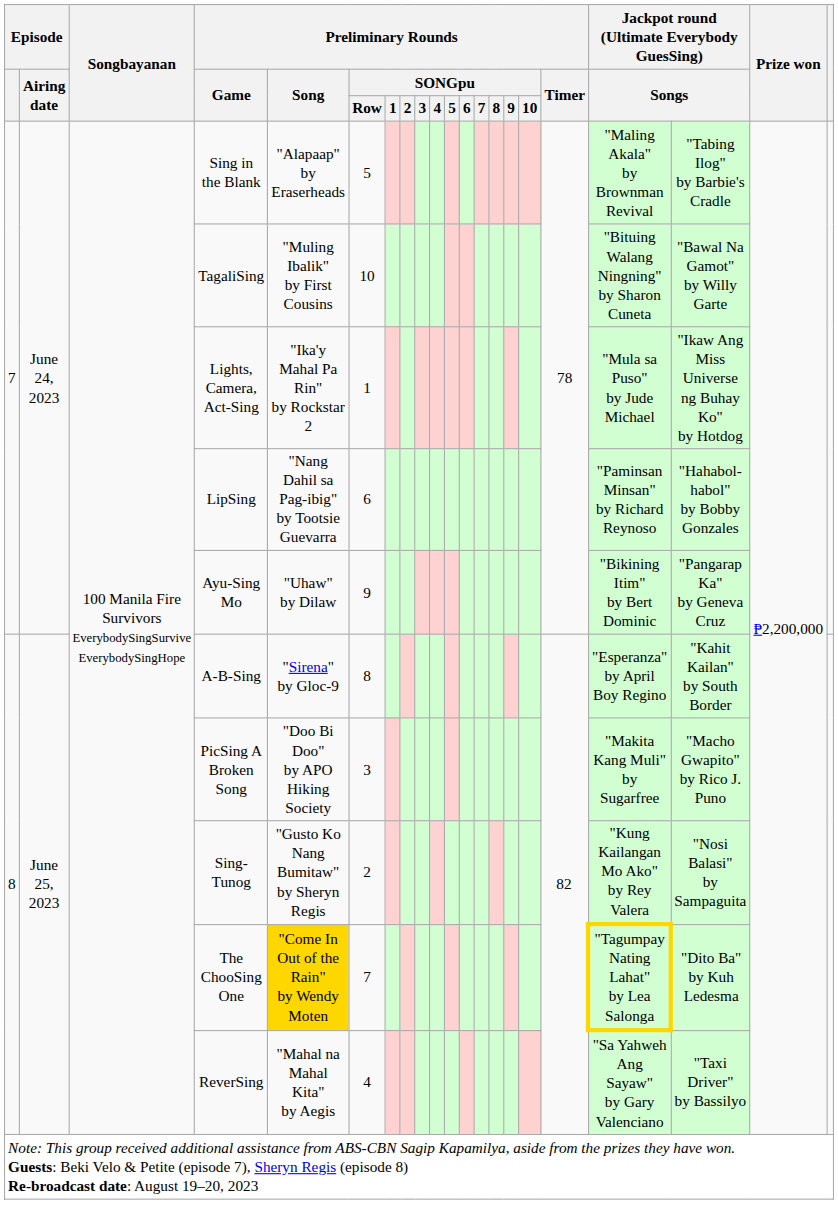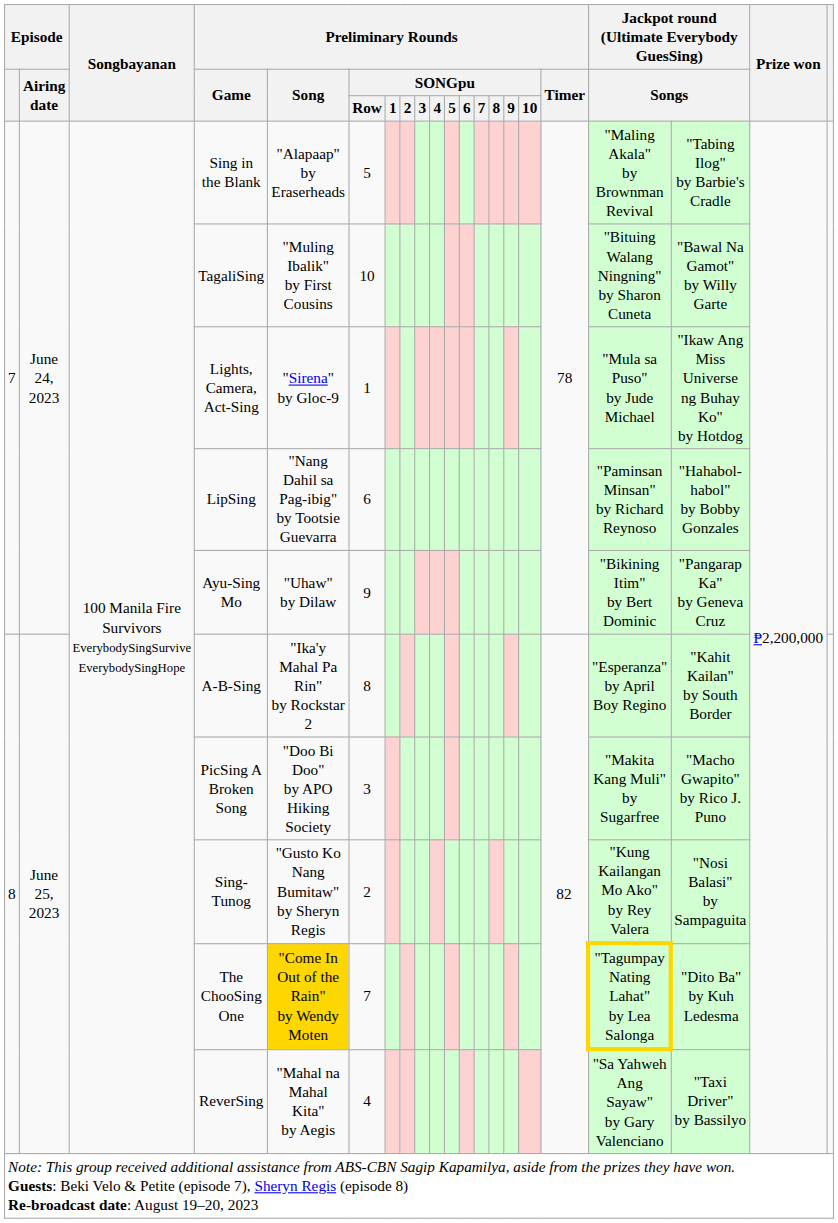(308, 388) "Ika'y Mahal Pa Rin" by Rockstar 2 -> (308, 388) "Sirena" by Gloc-9
(308, 676) "Sirena" by Gloc-9 -> (308, 686) "Ika'y Mahal Pa Rin" by Rockstar 2
